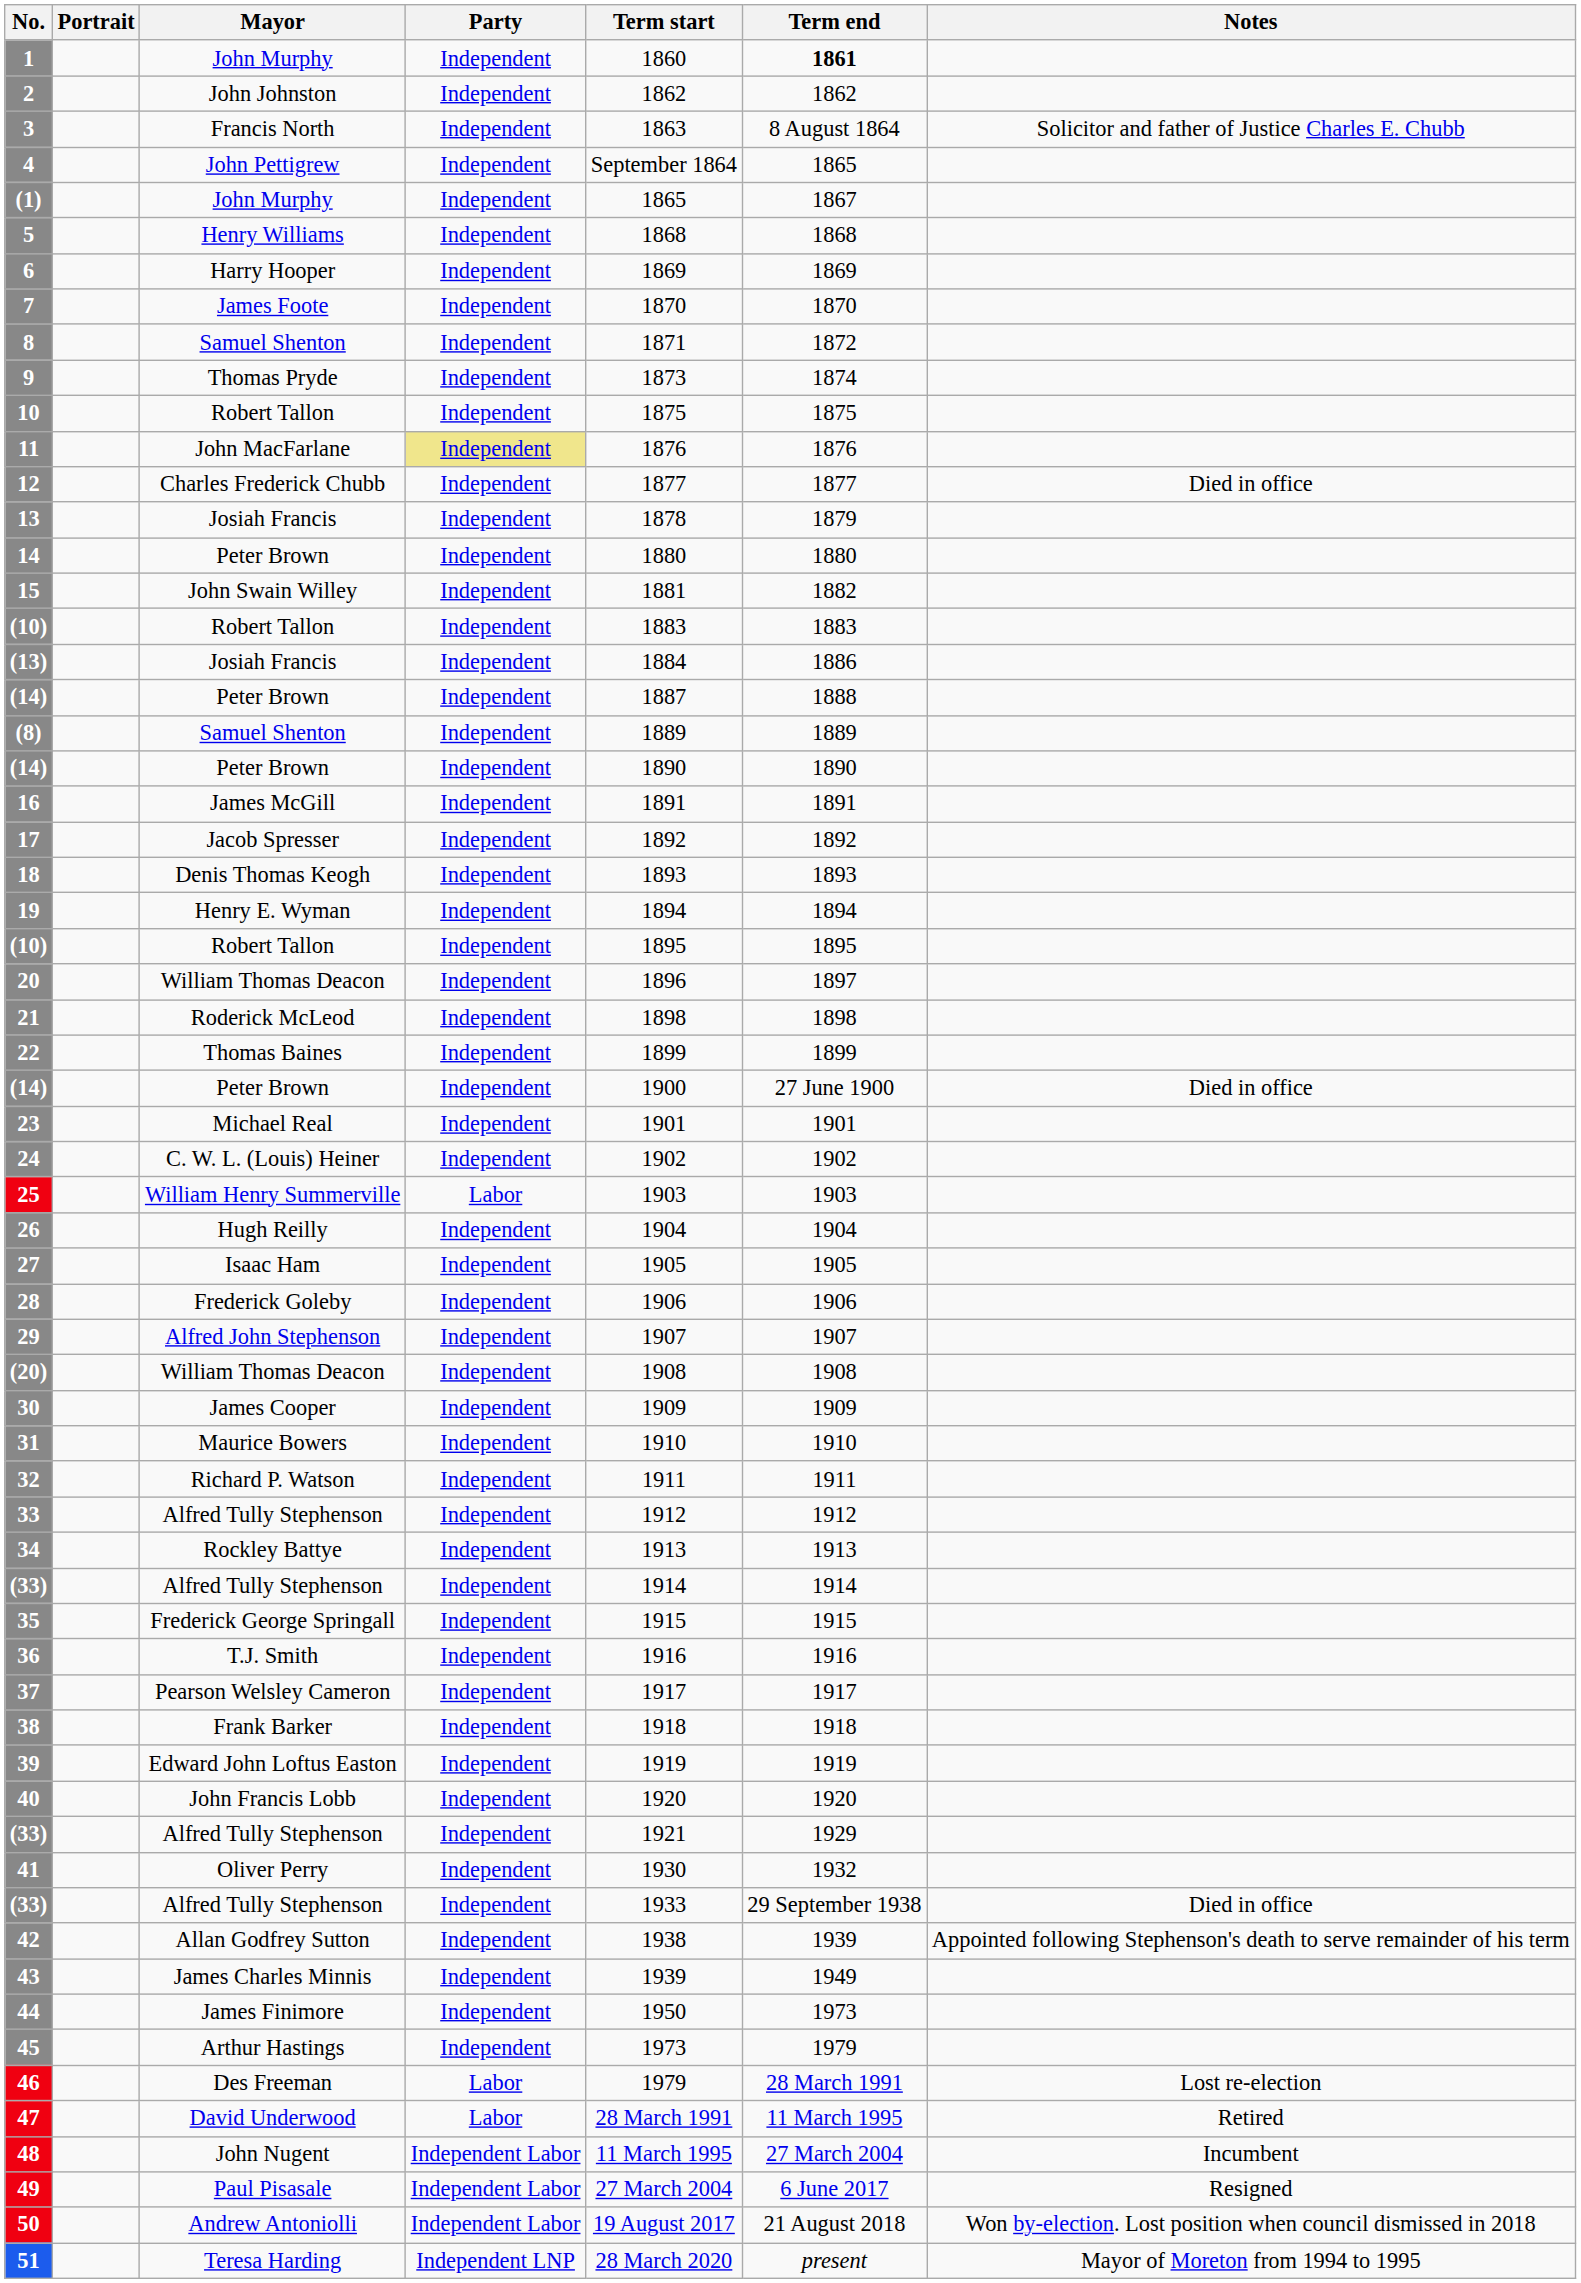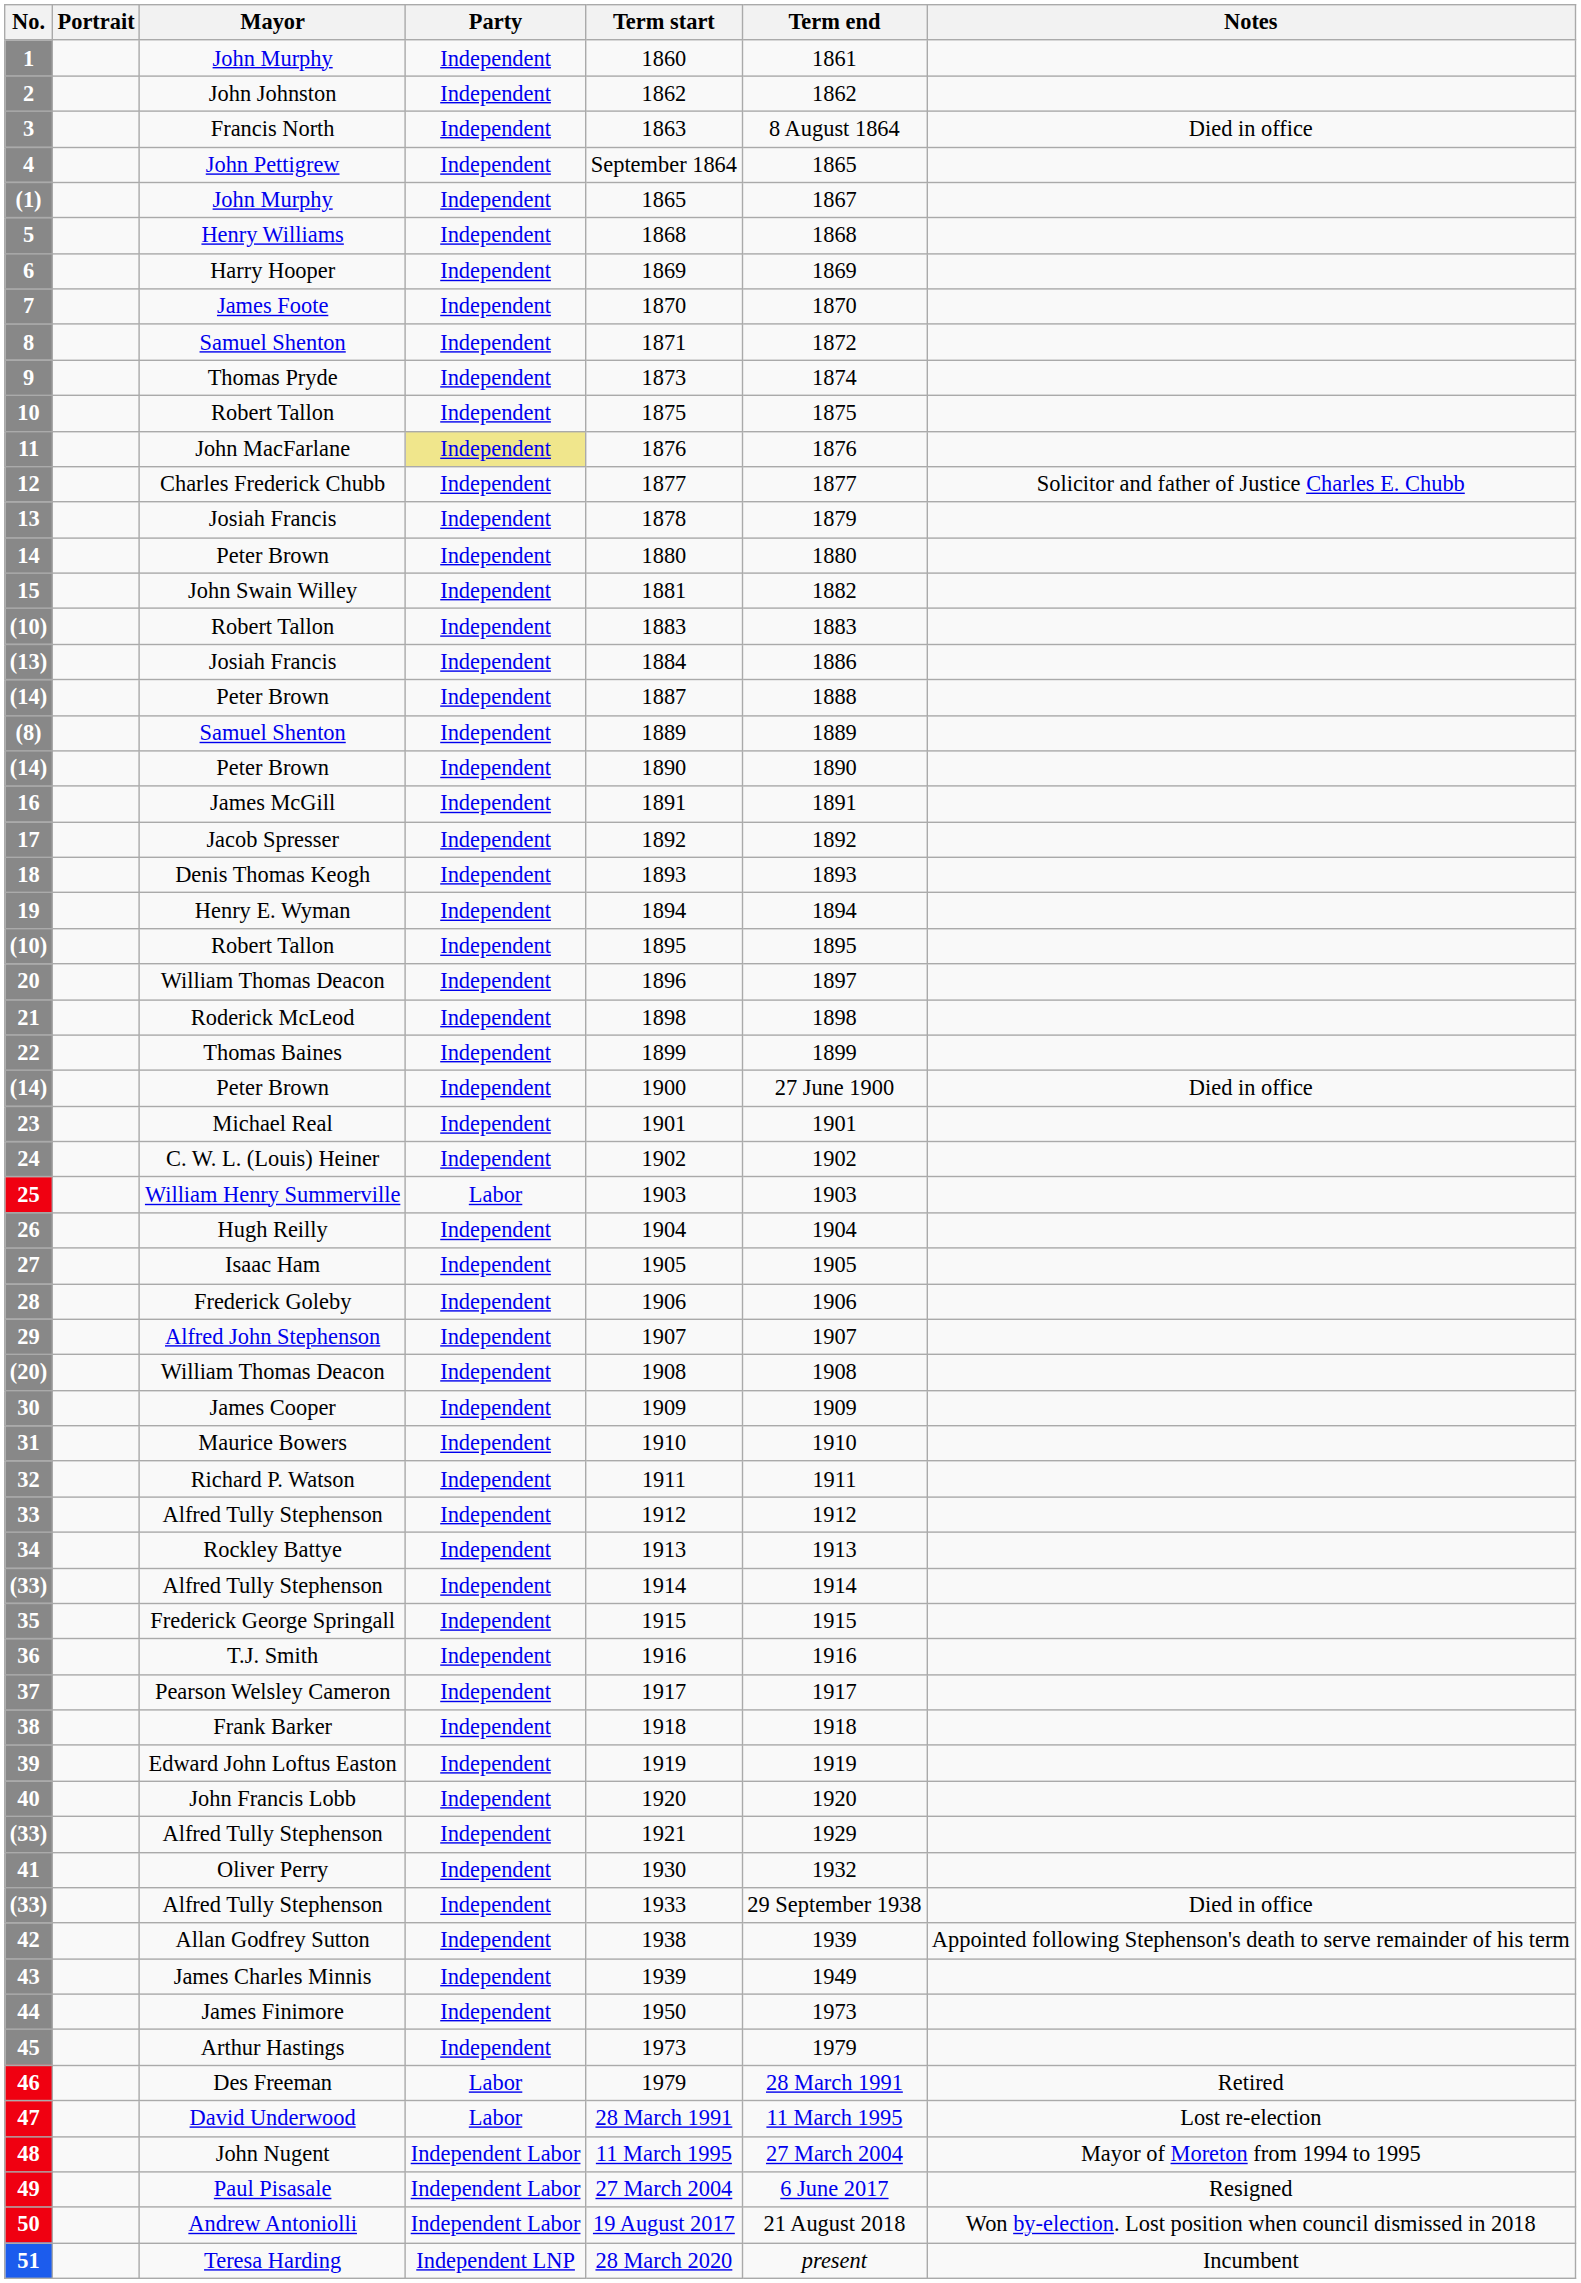(834, 57) bold -> (834, 57) normal
(1251, 128) Solicitor and father of Justice Charles E. Chubb -> (1251, 128) Died in office
(1251, 484) Died in office -> (1251, 484) Solicitor and father of Justice Charles E. Chubb
(1251, 2082) Lost re-election -> (1251, 2082) Retired
(1251, 2118) Retired -> (1251, 2118) Lost re-election
(1251, 2153) Incumbent -> (1251, 2153) Mayor of Moreton from 1994 to 1995
(1251, 2260) Mayor of Moreton from 1994 to 1995 -> (1251, 2260) Incumbent
